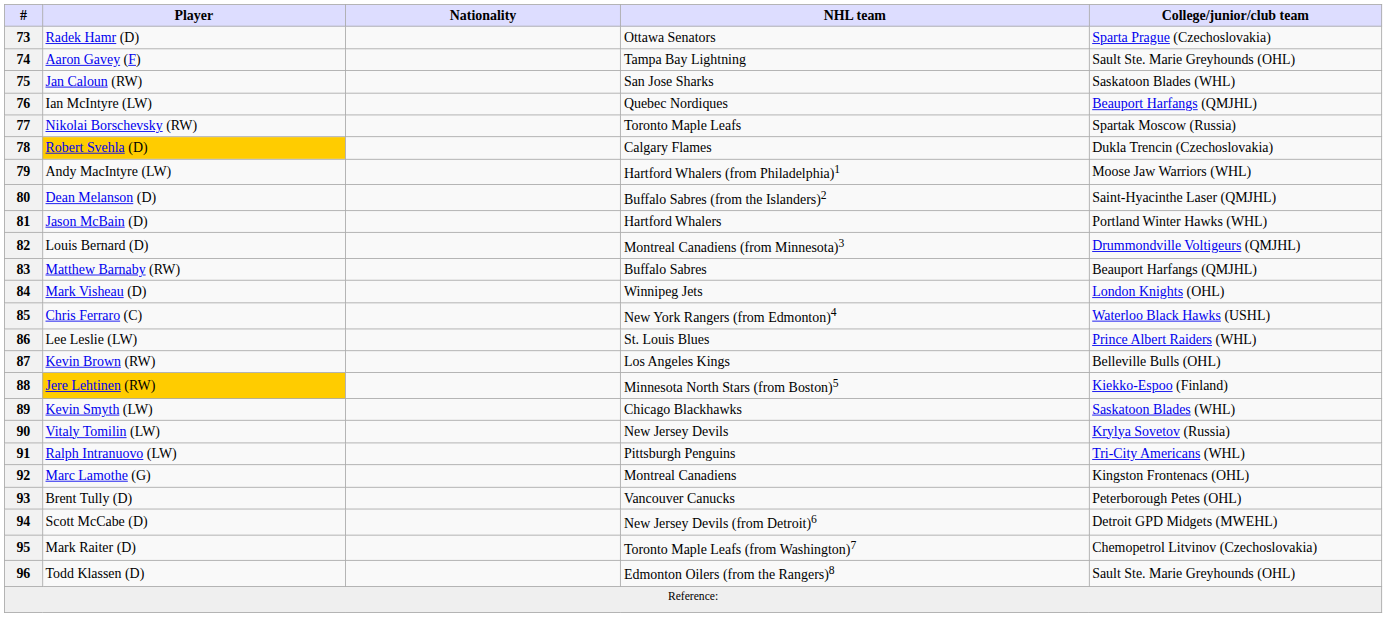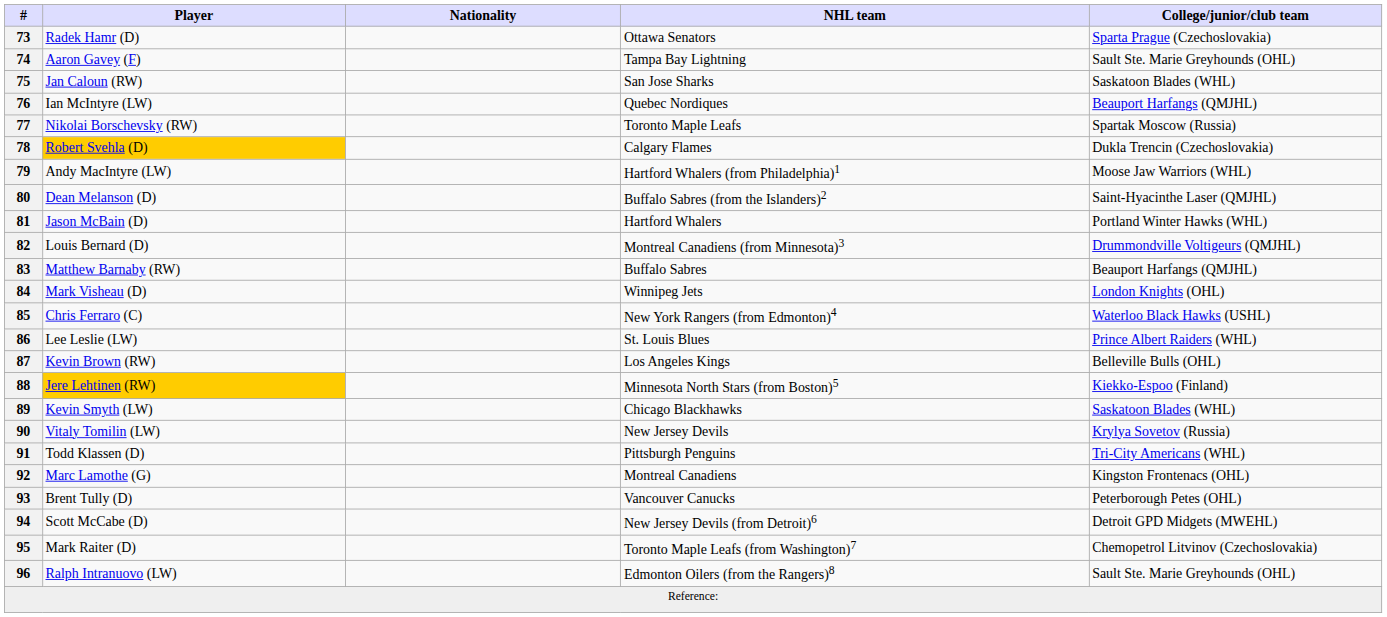(111, 453) Ralph Intranuovo (LW) -> (95, 453) Todd Klassen (D)
(95, 573) Todd Klassen (D) -> (111, 573) Ralph Intranuovo (LW)
